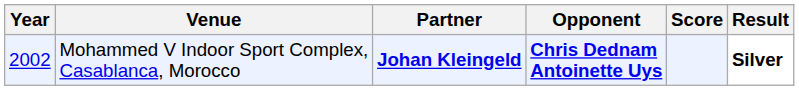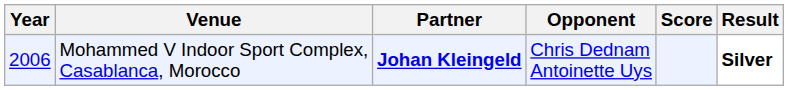(30, 60) 2002 -> (30, 60) 2006
(596, 60) bold -> (591, 60) normal
